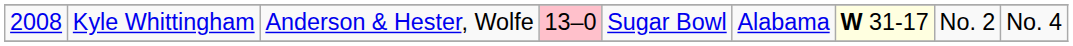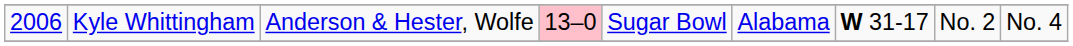(36, 23) 2008 -> (36, 23) 2006
(885, 23) lightyellow background -> (885, 23) no background
